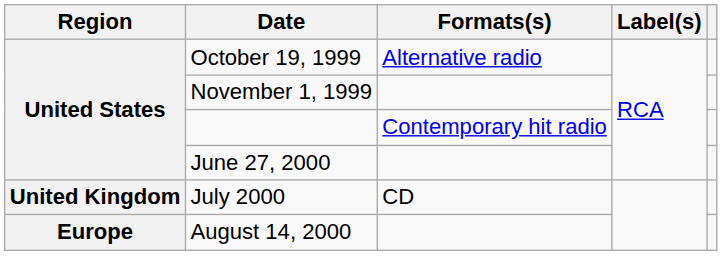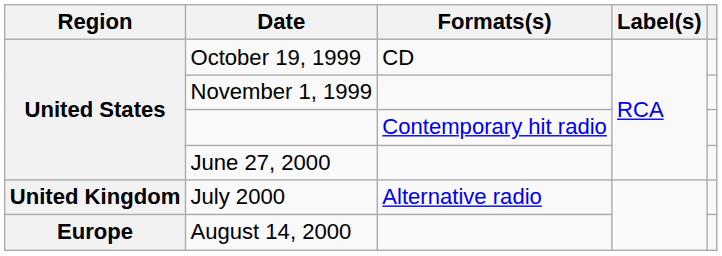(462, 57) Alternative radio -> (398, 57) CD
(398, 197) CD -> (462, 197) Alternative radio
